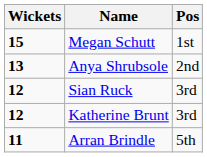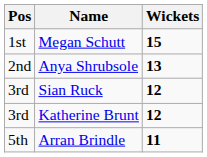columns swapped: (188, 16) <-> (35, 16)
